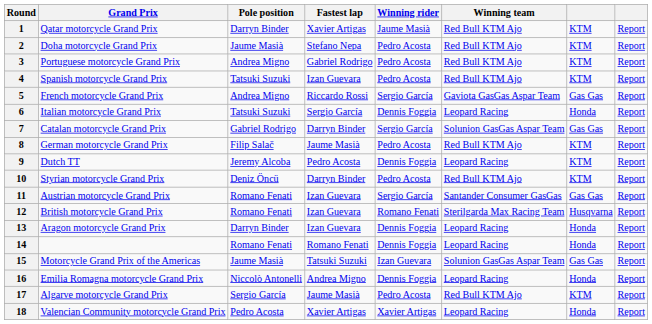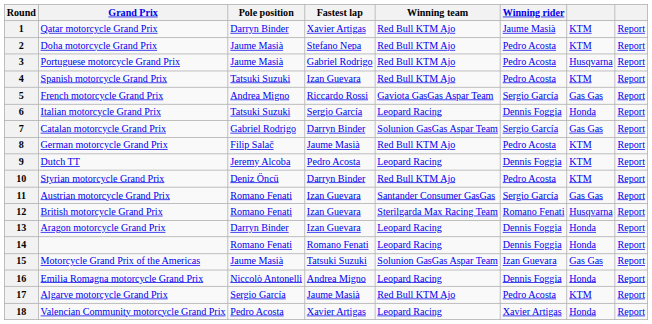columns swapped: (408, 12) <-> (504, 12)
(260, 62) Andrea Migno -> (257, 62) Jaume Masià
(580, 62) KTM -> (591, 62) Husqvarna
